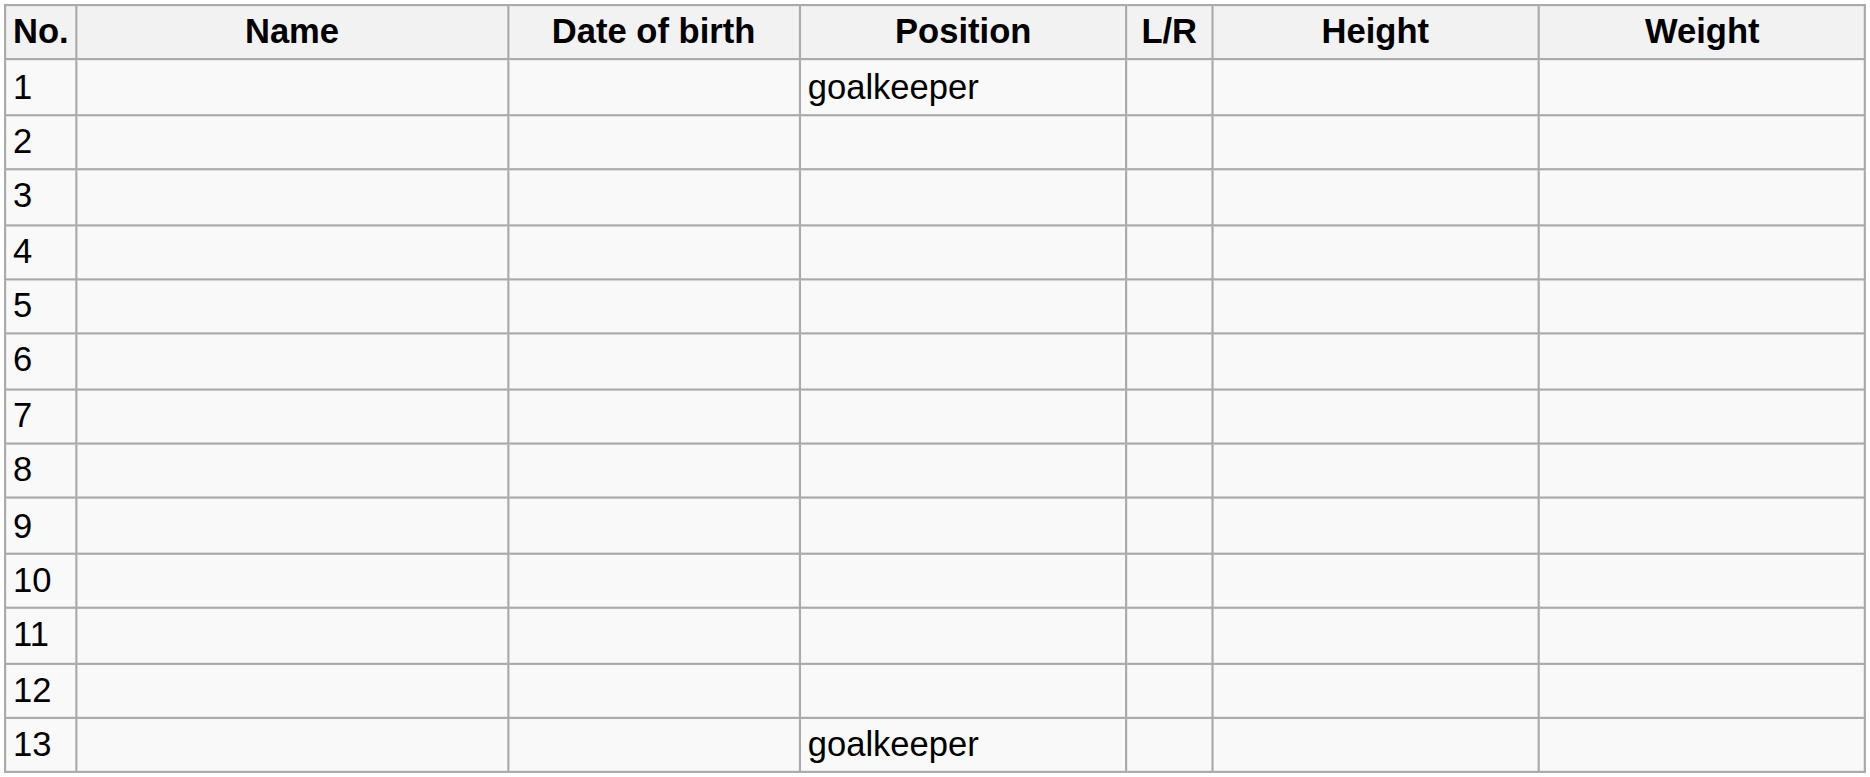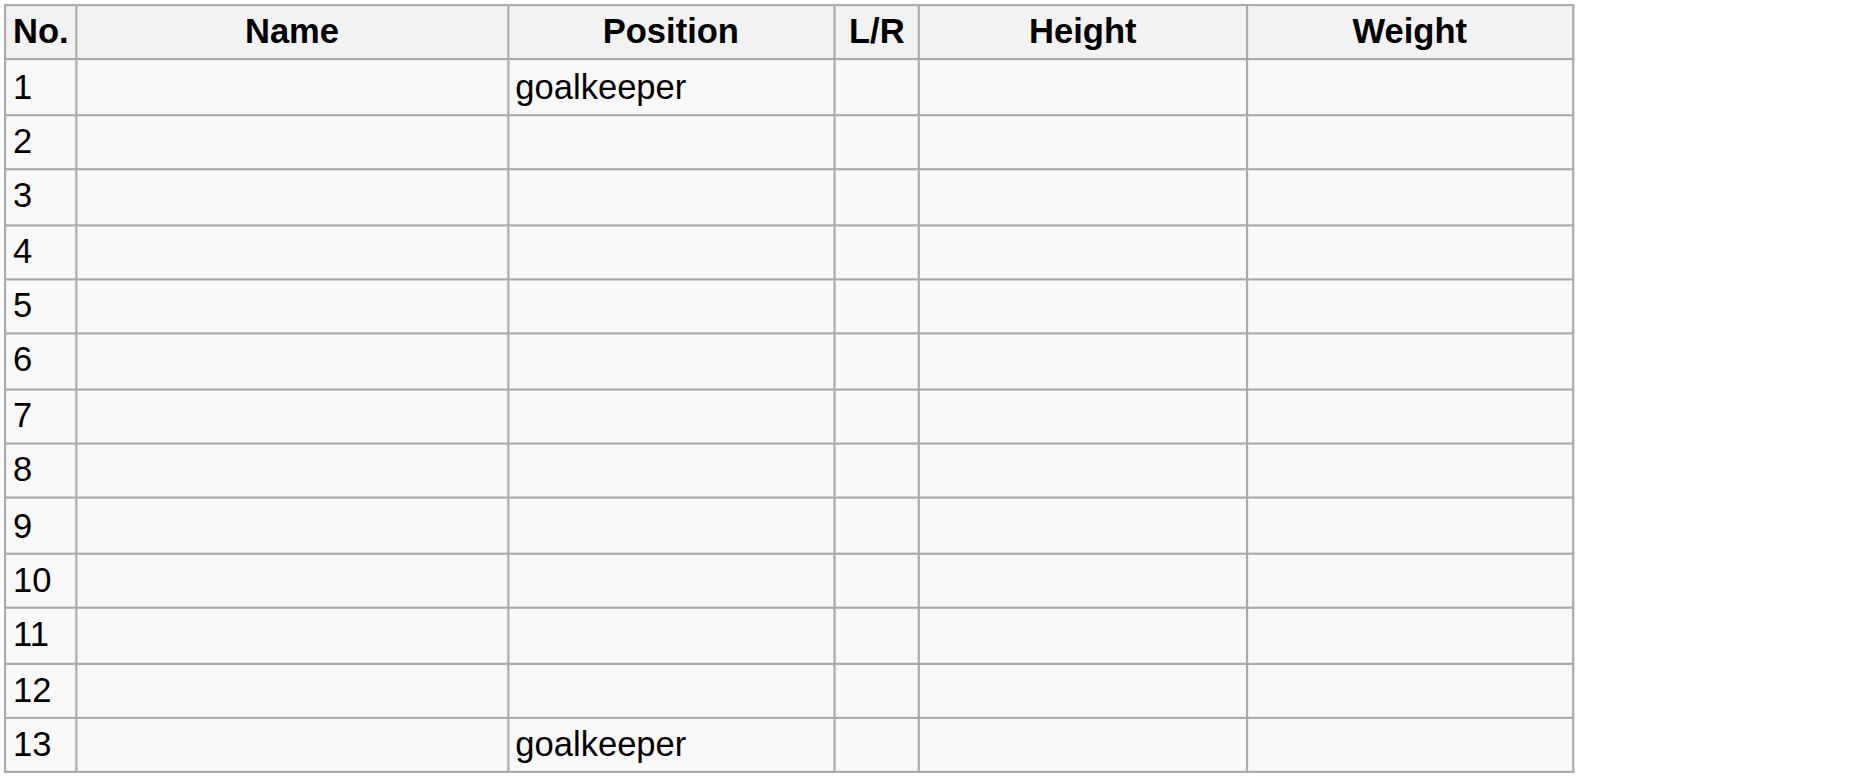- column: (654, 31)
